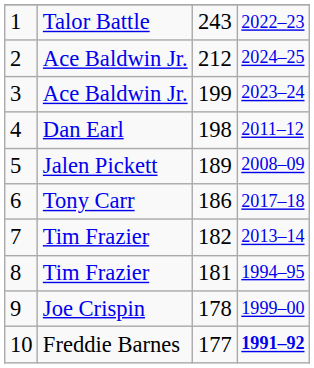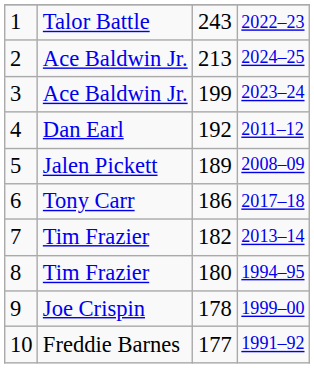(215, 58) 212 -> (215, 58) 213
(215, 129) 198 -> (215, 129) 192
(215, 272) 181 -> (215, 272) 180
(273, 344) bold -> (273, 344) normal
